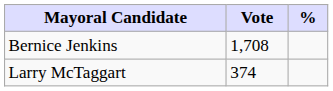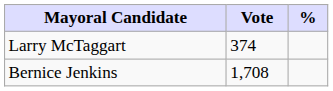rows swapped: (63, 45) <-> (67, 72)
